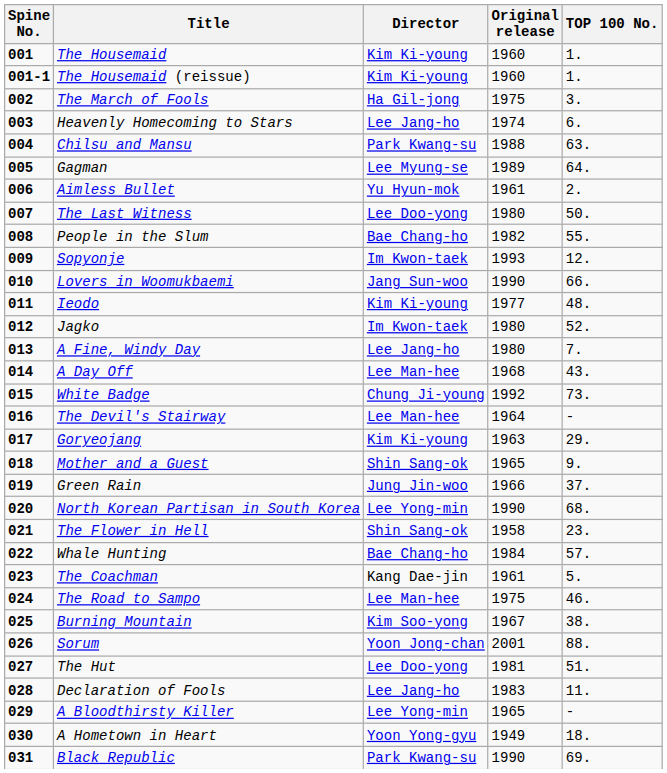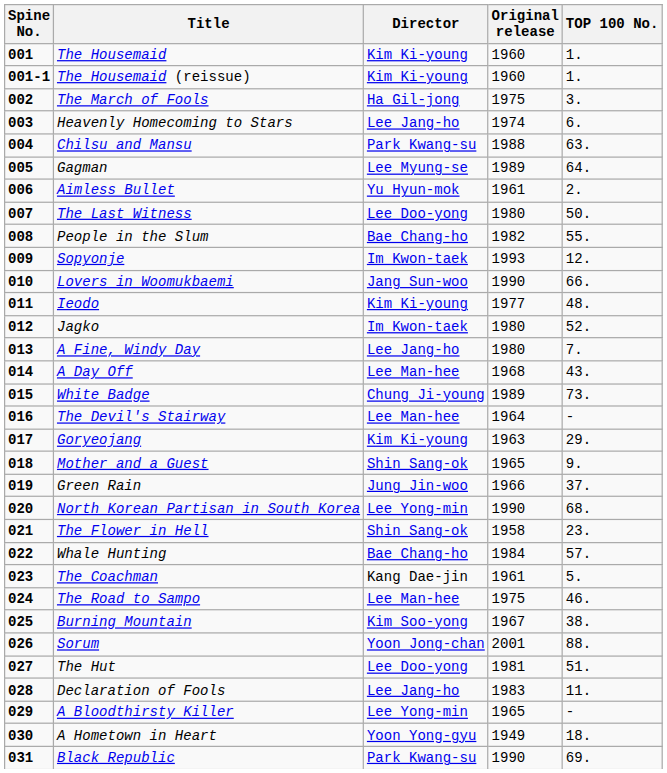(508, 394) 1992 -> (508, 394) 1989
